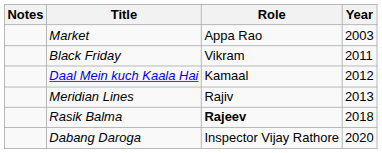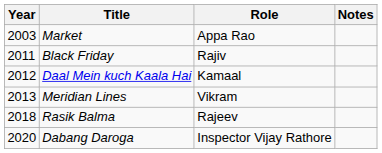columns swapped: (359, 14) <-> (25, 14)
(225, 55) Vikram -> (212, 55) Rajiv
(219, 96) Rajiv -> (217, 96) Vikram
(225, 117) bold -> (217, 117) normal
